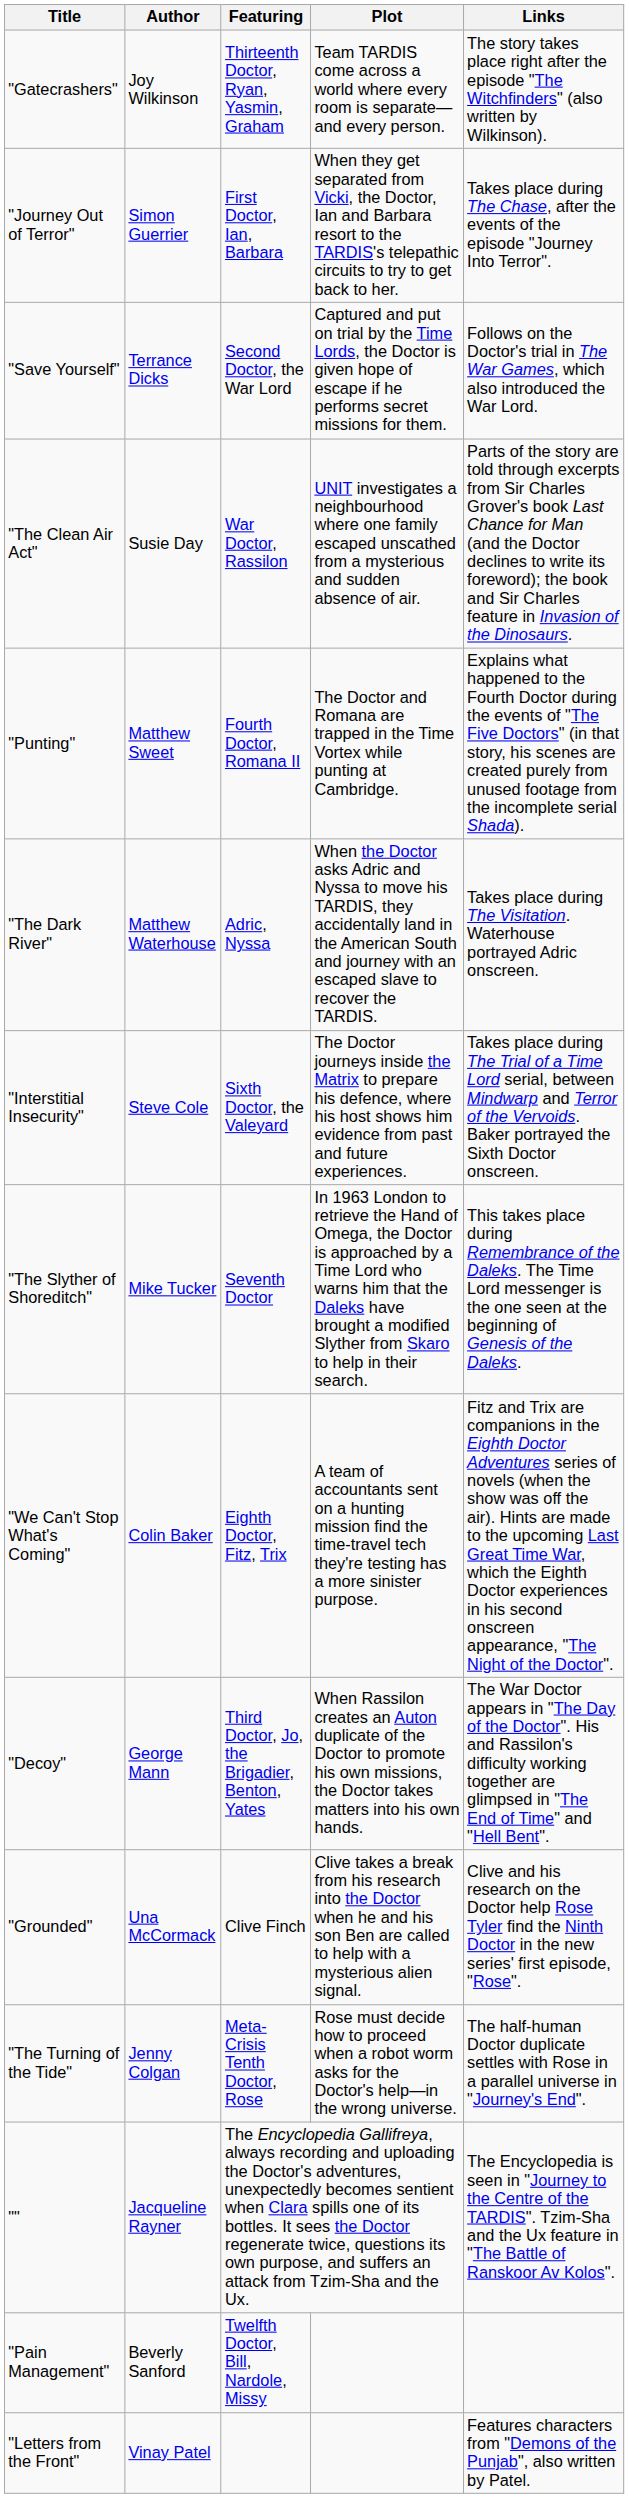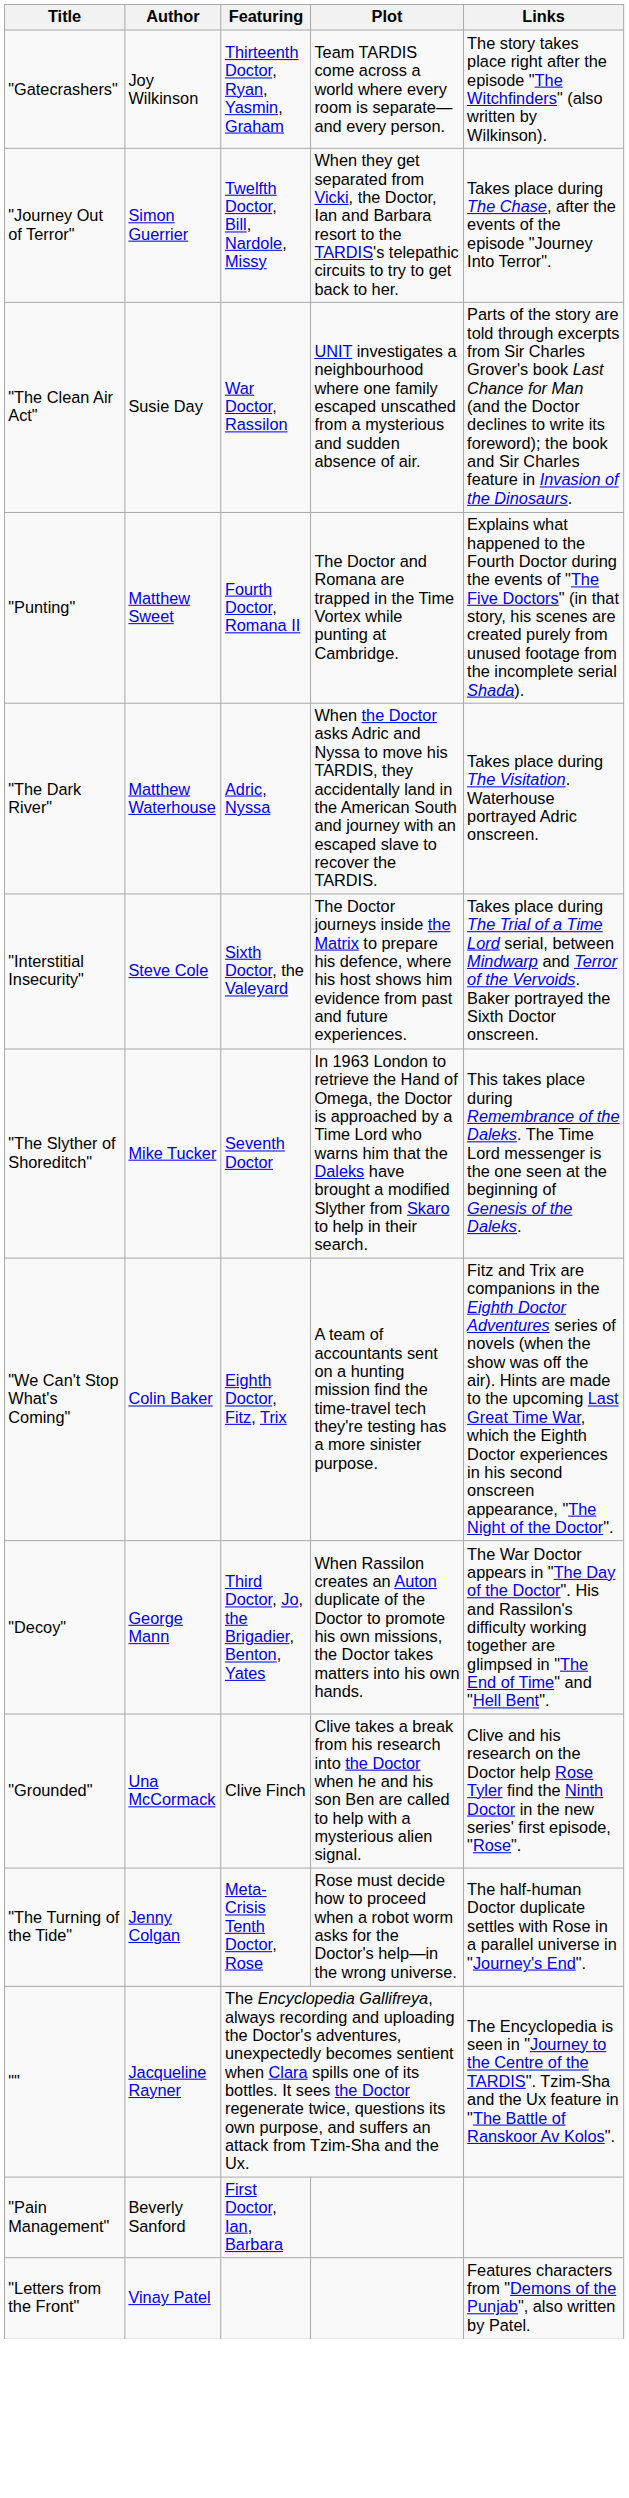(254, 225) First Doctor, Ian, Barbara -> (256, 225) Twelfth Doctor, Bill, Nardole, Missy
- row: (64, 370)
(256, 2362) Twelfth Doctor, Bill, Nardole, Missy -> (254, 2217) First Doctor, Ian, Barbara
